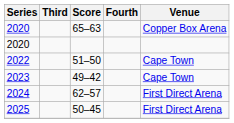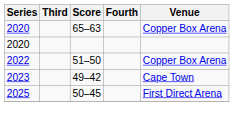(168, 61) Cape Town -> (185, 61) Copper Box Arena
- row: (18, 93)
